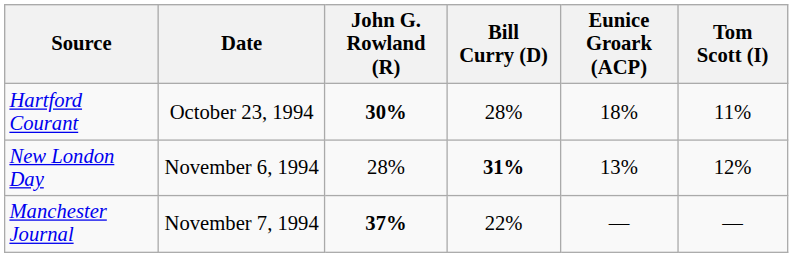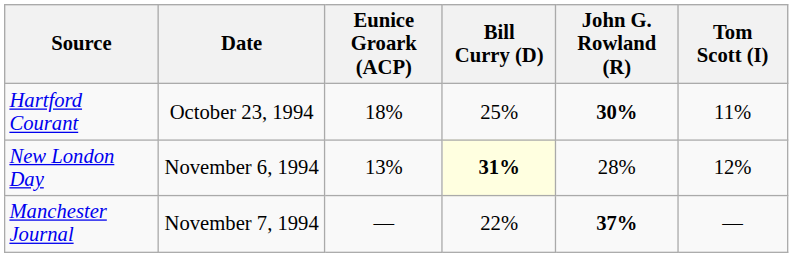columns swapped: (386, 44) <-> (619, 44)
(504, 111) 28% -> (499, 111) 25%
(504, 167) no background -> (499, 167) lightyellow background
